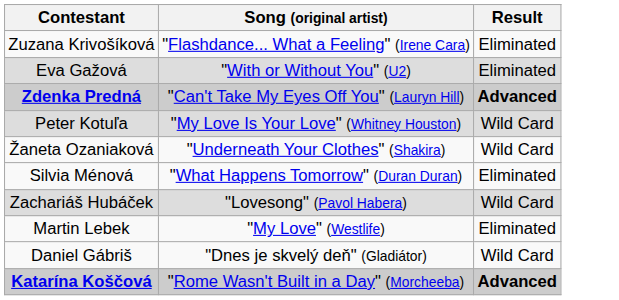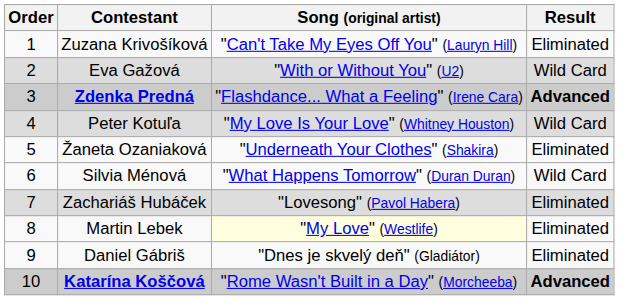+ column: (31, 17)
(316, 44) "Flashdance... What a Feeling" (Irene Cara) -> (369, 44) "Can't Take My Eyes Off You" (Lauryn Hill)
(517, 70) Eliminated -> (570, 70) Wild Card
(316, 96) "Can't Take My Eyes Off You" (Lauryn Hill) -> (369, 96) "Flashdance... What a Feeling" (Irene Cara)
(517, 149) Wild Card -> (570, 149) Eliminated
(517, 176) Eliminated -> (570, 176) Wild Card
(517, 202) Wild Card -> (570, 202) Eliminated
(316, 228) no background -> (369, 228) lightyellow background
(517, 255) Wild Card -> (570, 255) Eliminated
